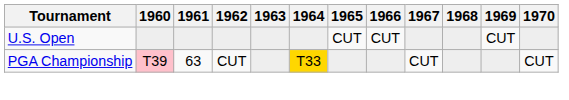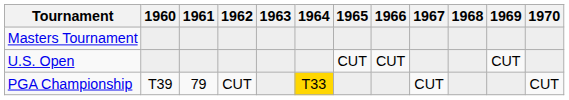+ row: (73, 39)
(155, 61) pink background -> (160, 84) no background
(193, 61) 63 -> (199, 84) 79
